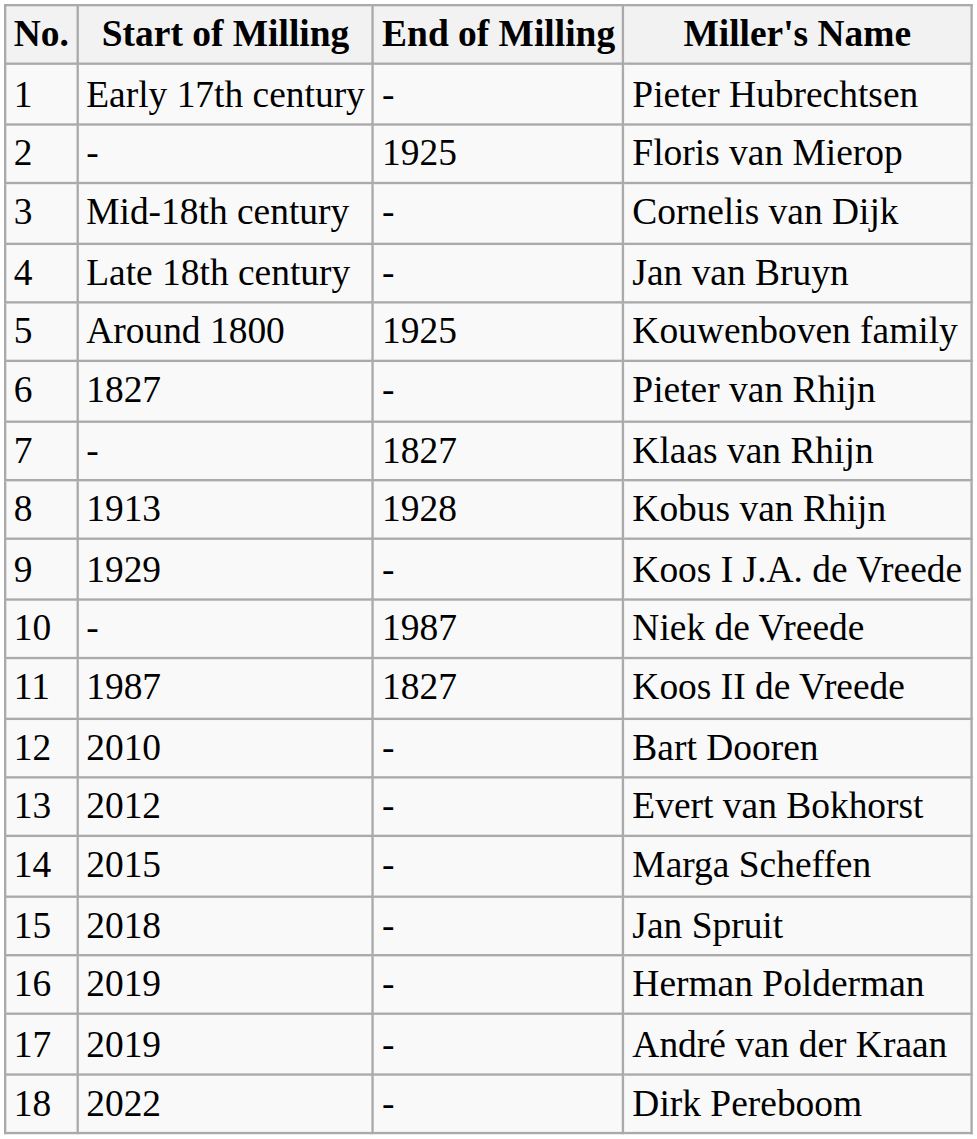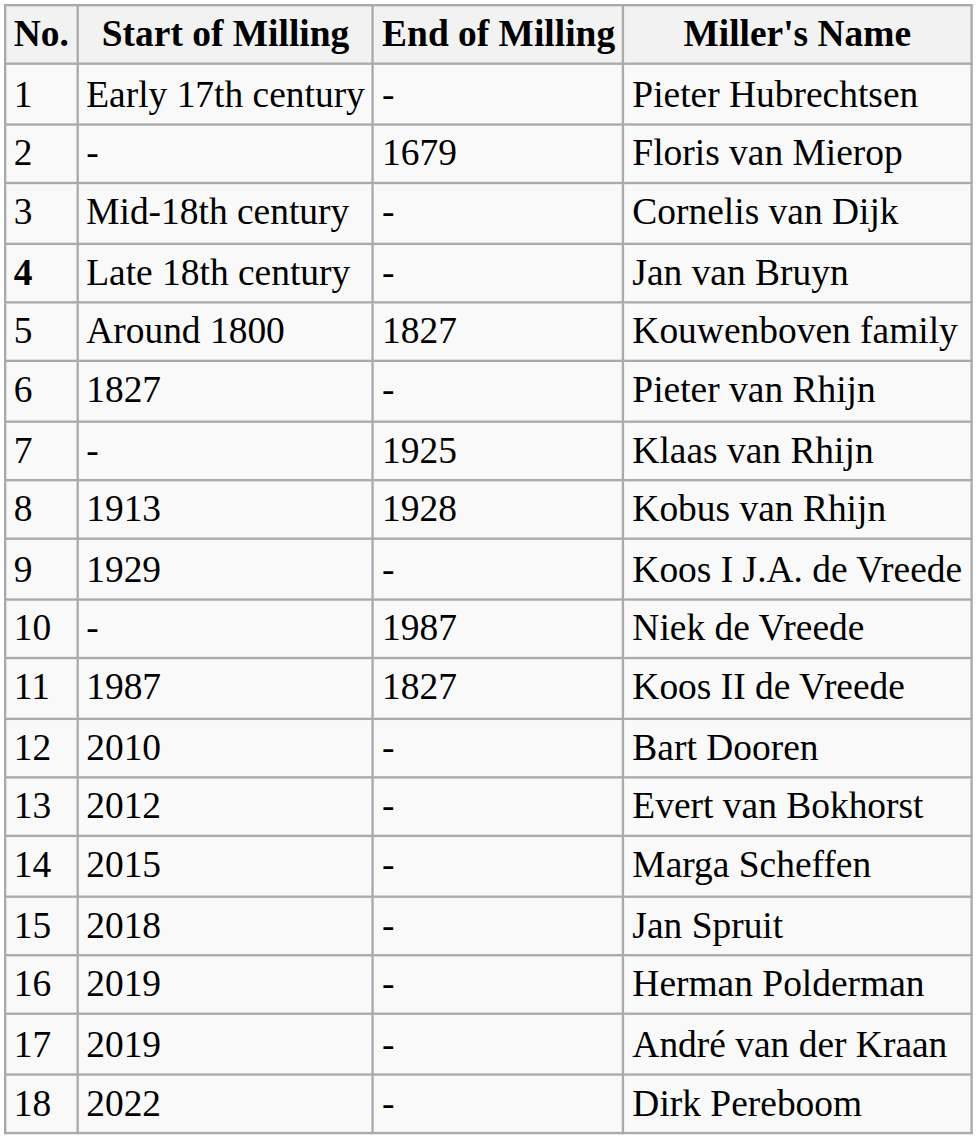(420, 152) 1925 -> (420, 152) 1679
(23, 271) normal -> (23, 271) bold
(420, 331) 1925 -> (420, 331) 1827
(420, 449) 1827 -> (420, 449) 1925
